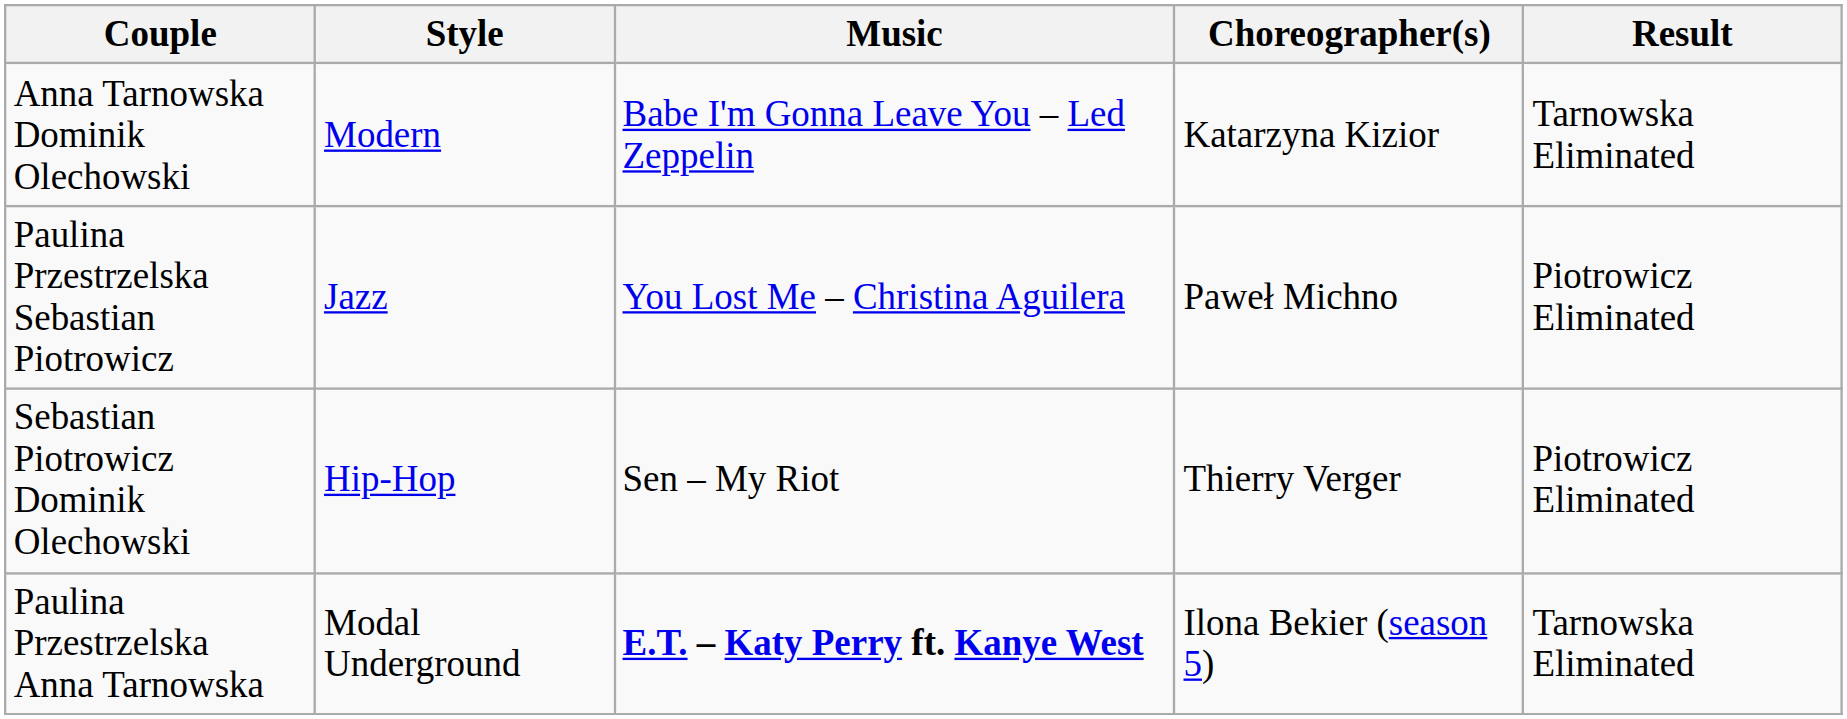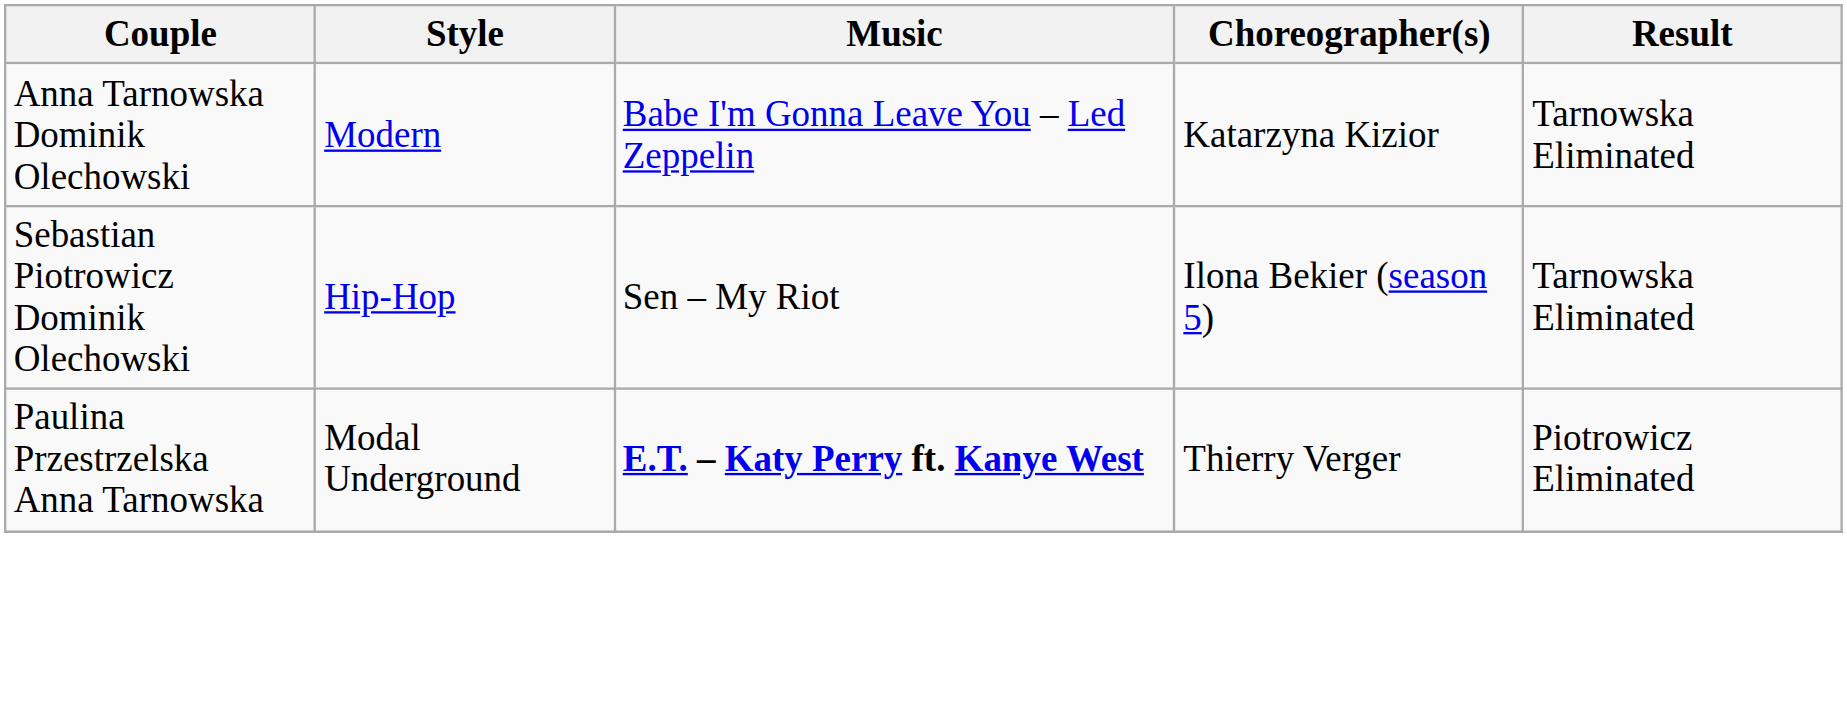- row: (111, 296)
(1292, 479) Thierry Verger -> (1335, 296) Ilona Bekier (season 5)
(1613, 479) Piotrowicz Eliminated -> (1613, 296) Tarnowska Eliminated
(1335, 642) Ilona Bekier (season 5) -> (1292, 459) Thierry Verger
(1613, 642) Tarnowska Eliminated -> (1613, 459) Piotrowicz Eliminated
